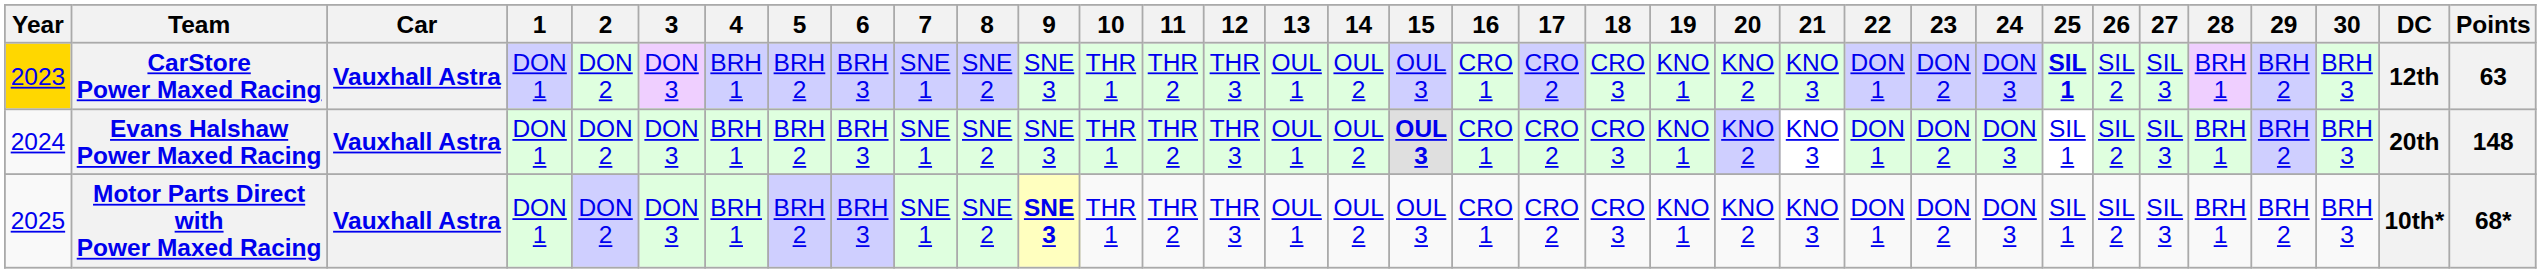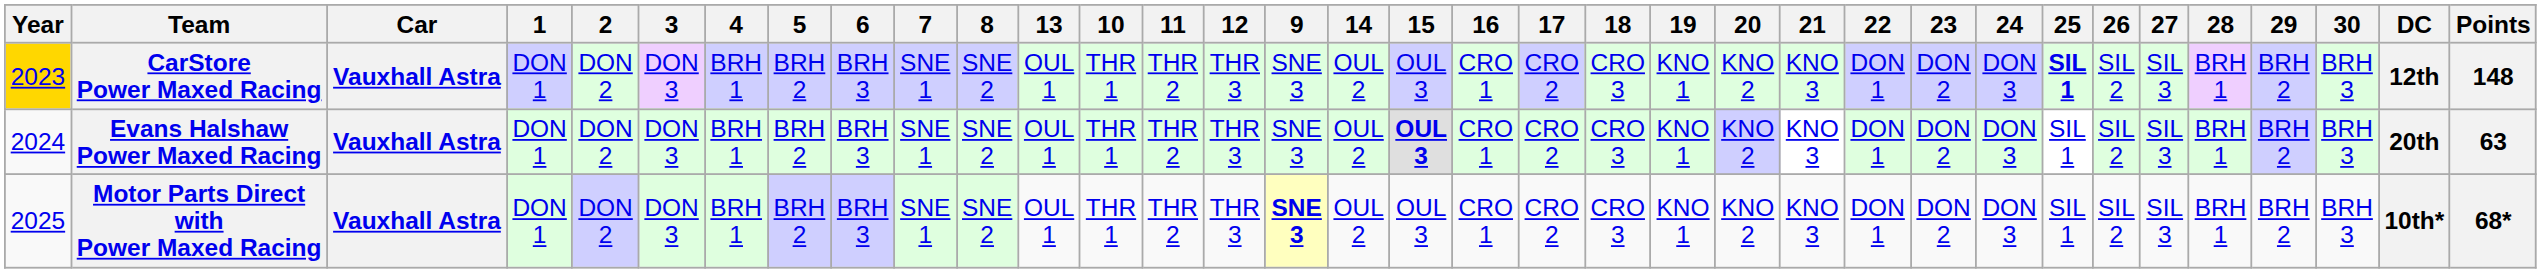columns swapped: (1049, 24) <-> (1297, 24)
(2493, 76) 63 -> (2493, 76) 148
(2493, 141) 148 -> (2493, 141) 63
